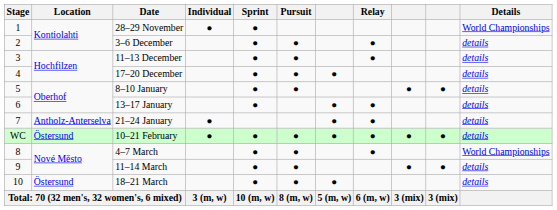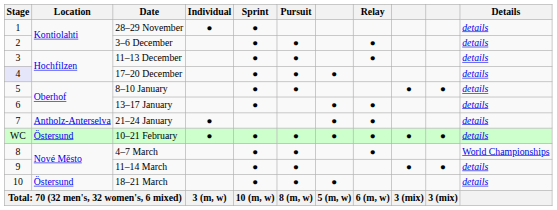(506, 27) World Championships -> (475, 27) details
(18, 74) no background -> (18, 74) lavender background
